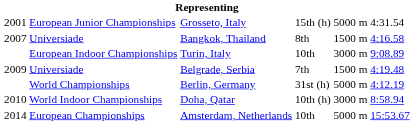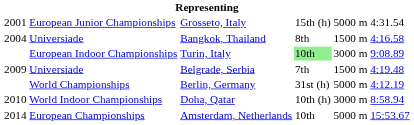(15, 38) 2007 -> (15, 38) 2004
(305, 53) no background -> (305, 53) lightgreen background
